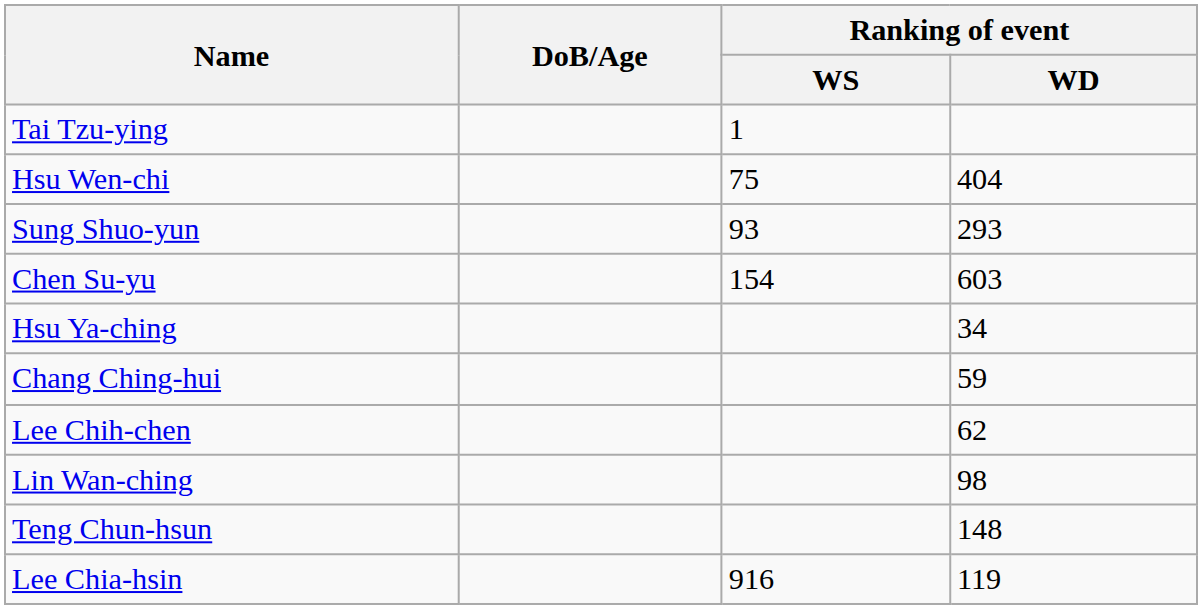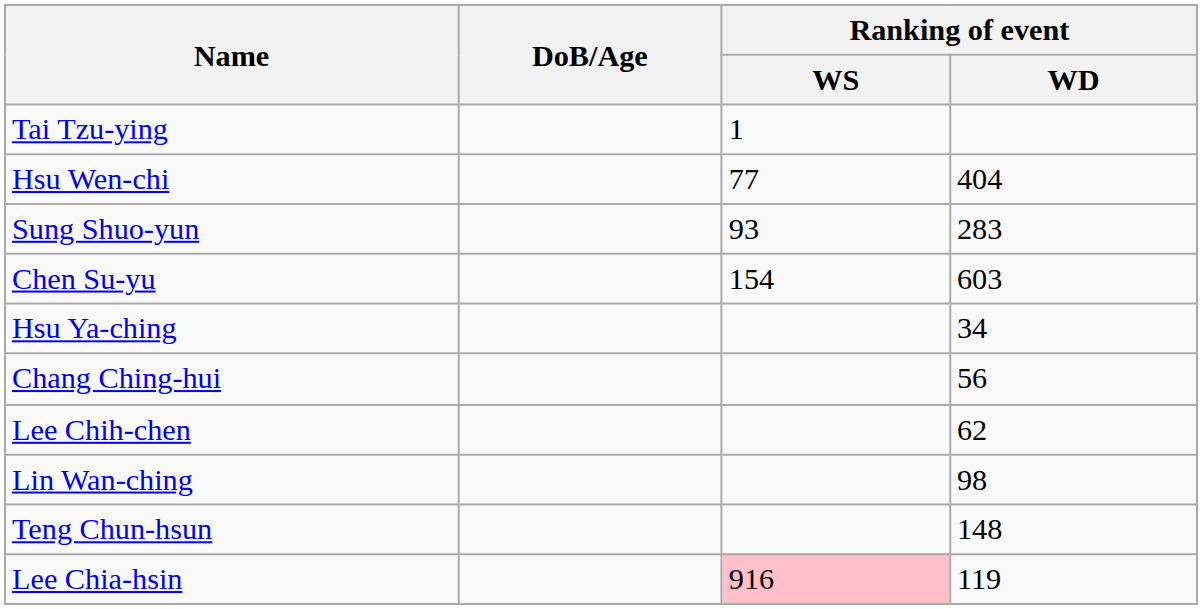(744, 179) 75 -> (744, 179) 77
(980, 229) 293 -> (980, 229) 283
(972, 378) 59 -> (972, 378) 56
(751, 578) no background -> (751, 578) pink background
